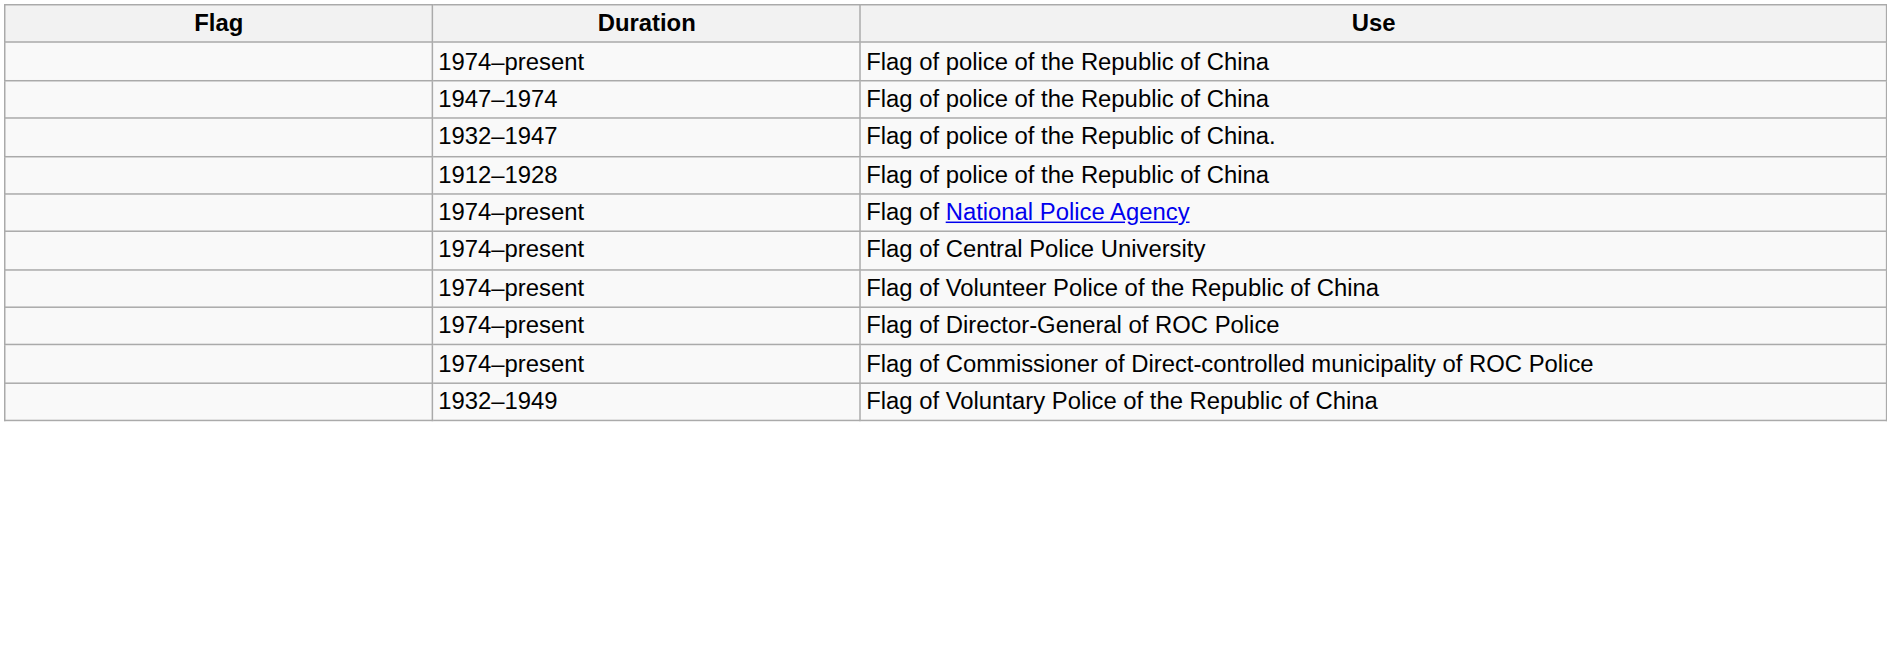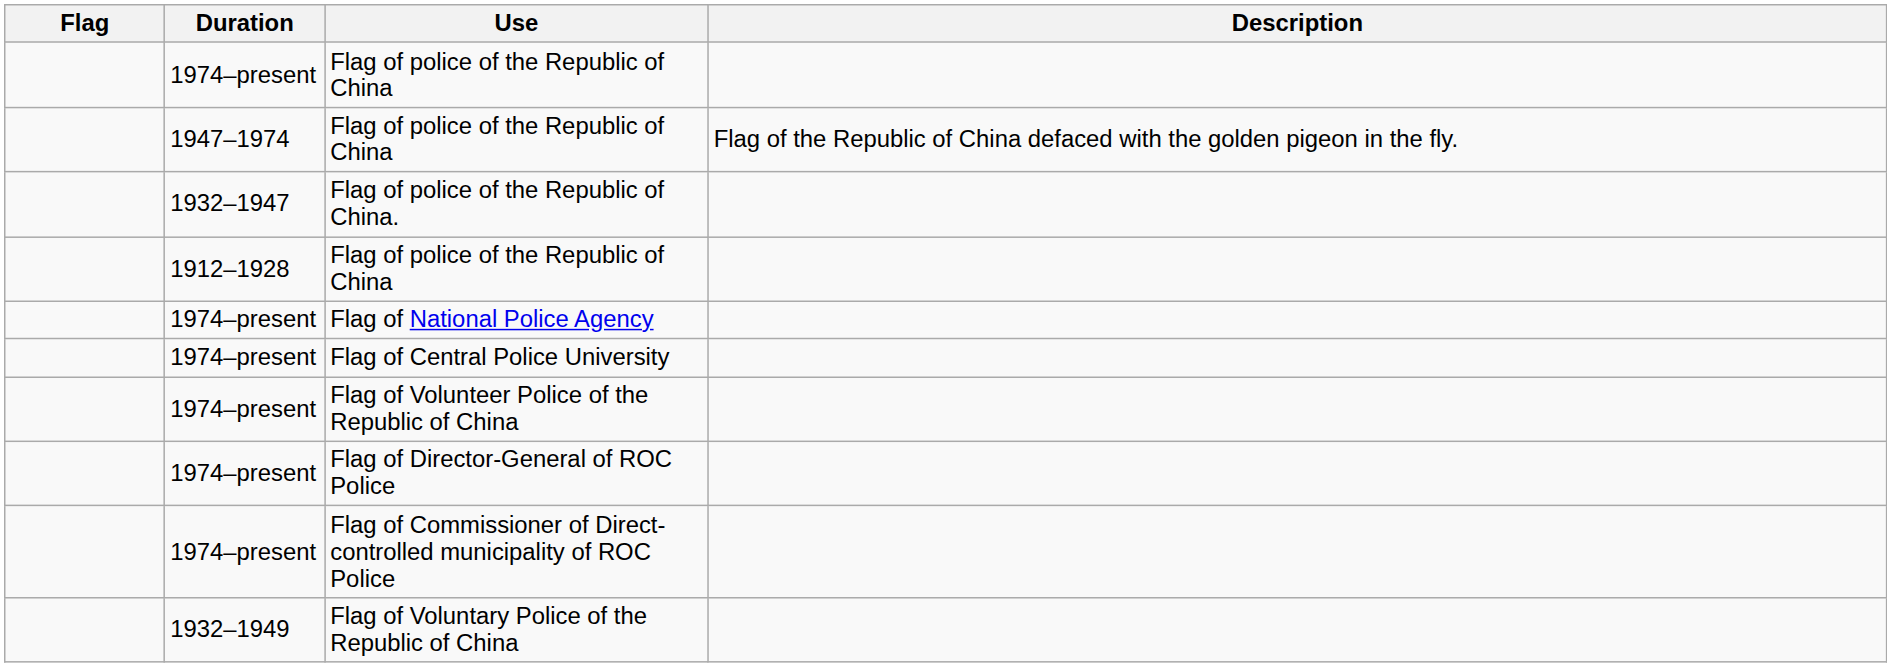+ column: (1297, 23)
